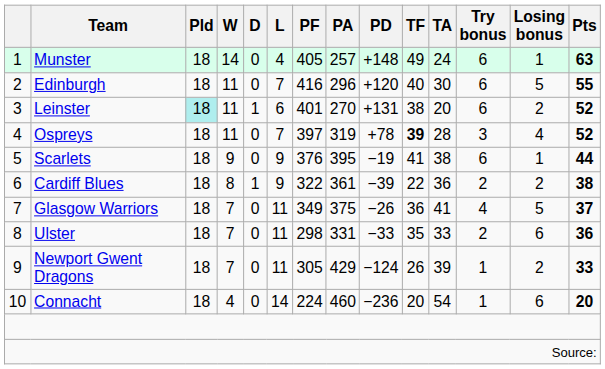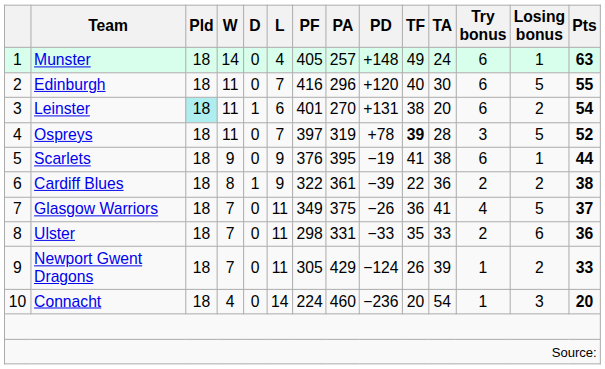(584, 109) 52 -> (584, 109) 54
(539, 134) 4 -> (539, 134) 5
(539, 301) 6 -> (539, 301) 3
